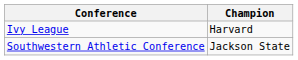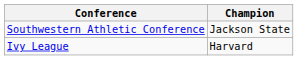rows swapped: (38, 30) <-> (106, 46)
